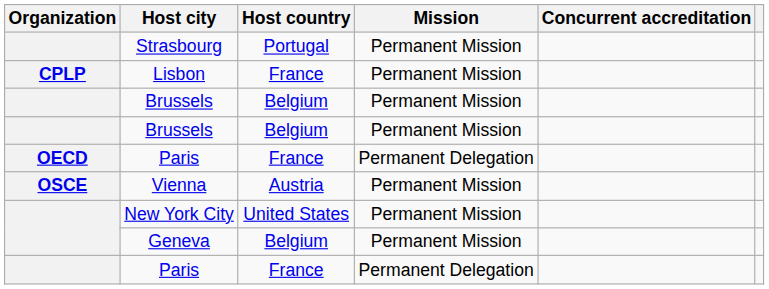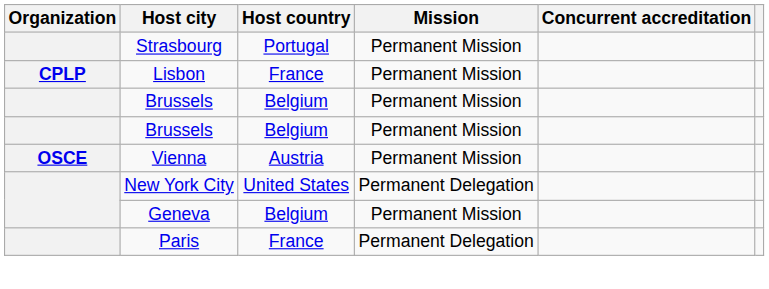- row: (62, 158)
(446, 213) Permanent Mission -> (446, 185) Permanent Delegation
